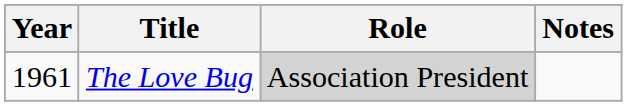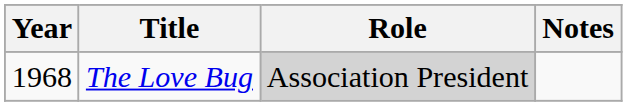(42, 76) 1961 -> (42, 76) 1968
